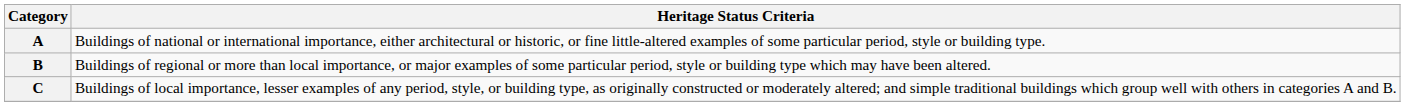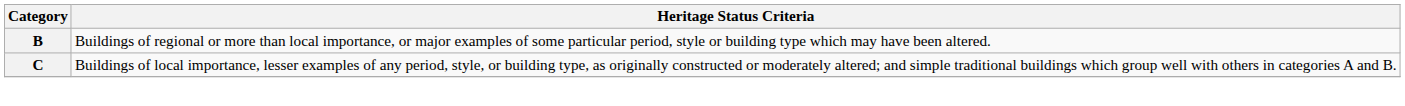- row: (38, 40)
